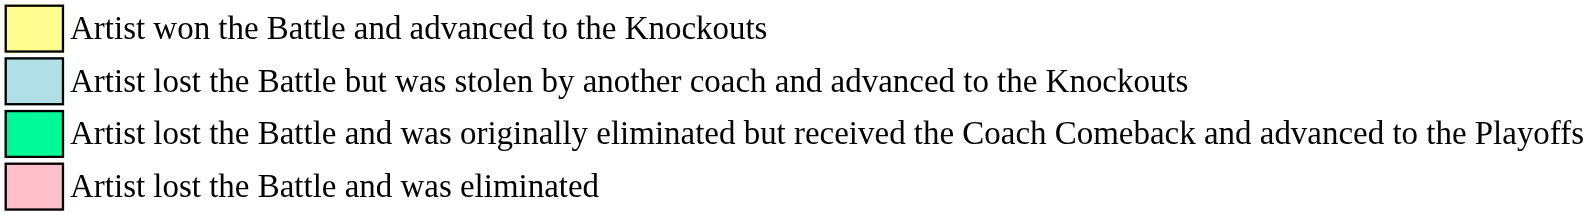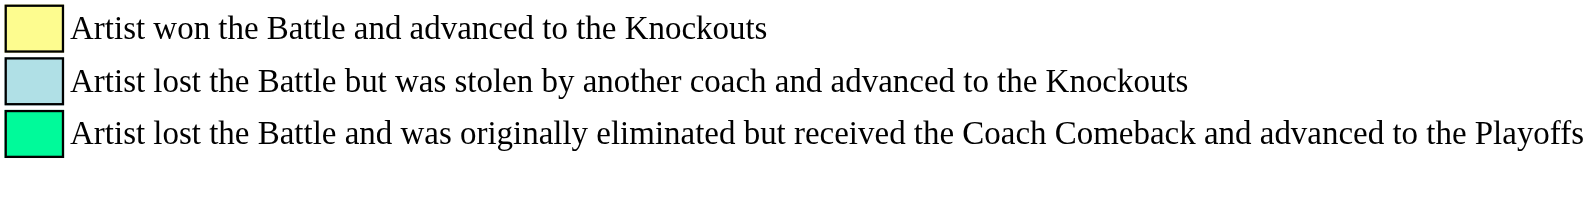- row: (335, 185)
